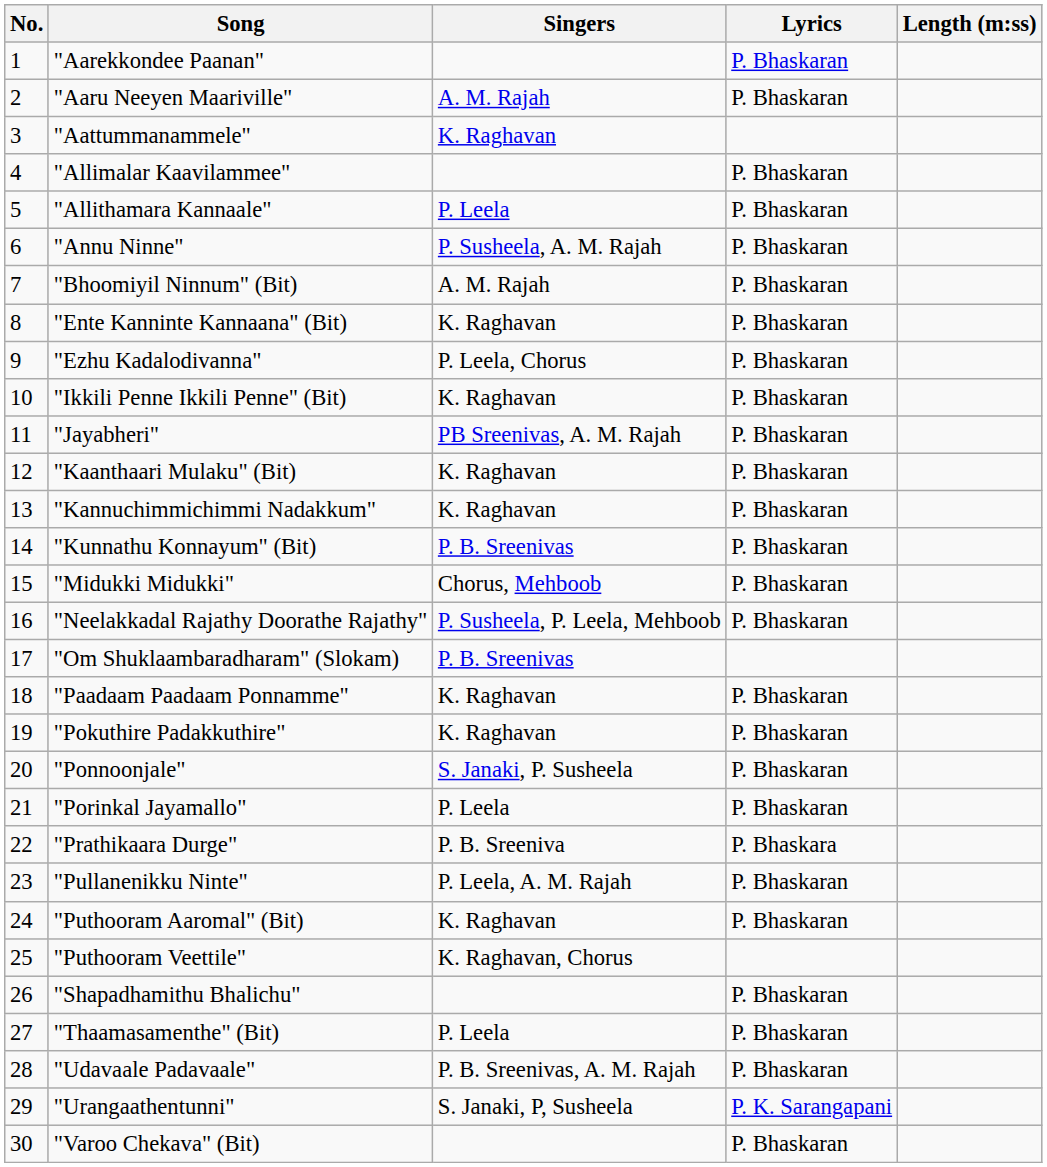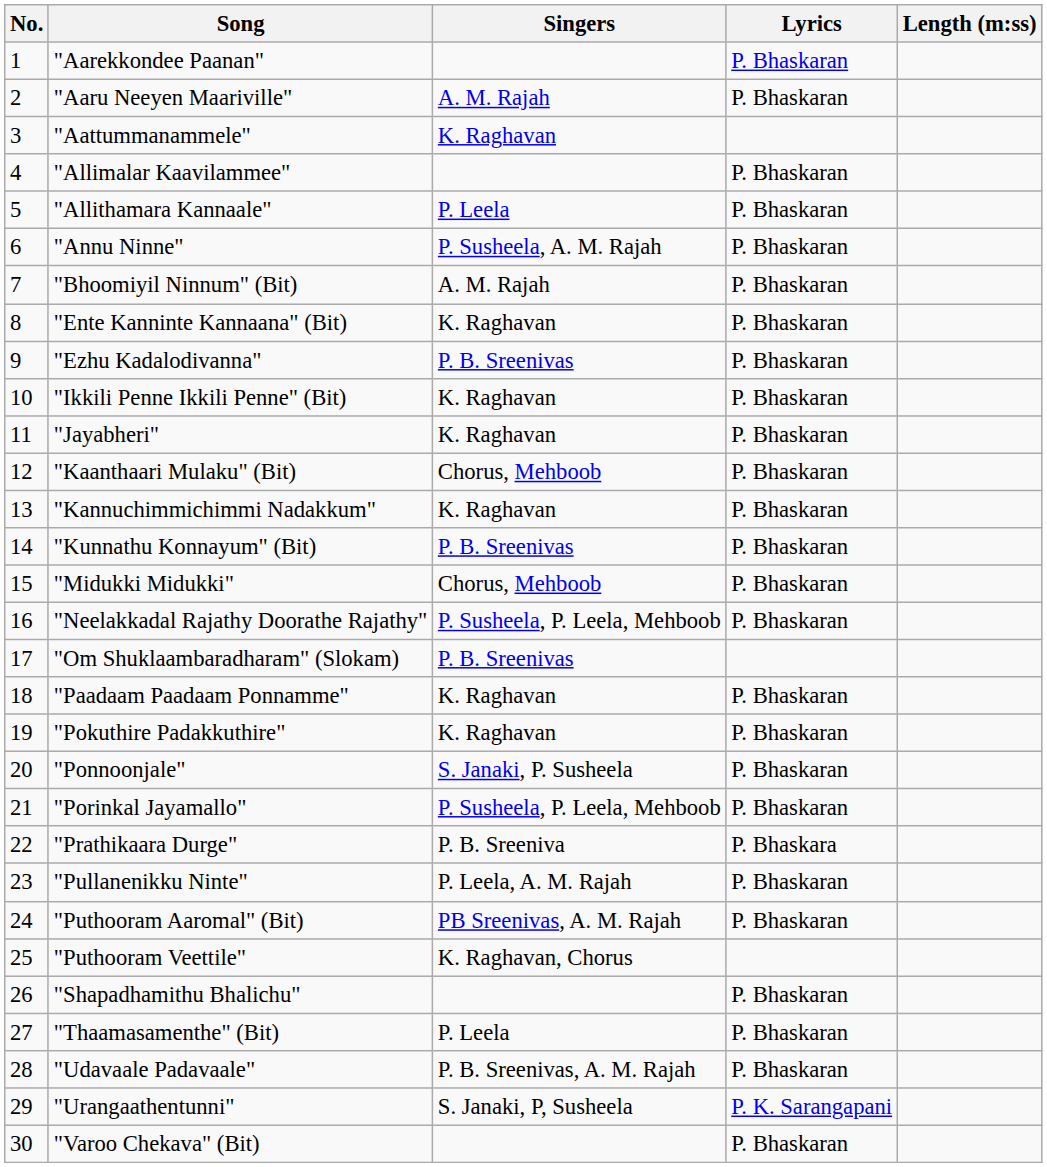(512, 359) P. Leela, Chorus -> (506, 359) P. B. Sreenivas
(560, 434) PB Sreenivas, A. M. Rajah -> (497, 434) K. Raghavan
(497, 471) K. Raghavan -> (520, 471) Chorus, Mehboob
(474, 807) P. Leela -> (579, 807) P. Susheela, P. Leela, Mehboob
(497, 919) K. Raghavan -> (560, 919) PB Sreenivas, A. M. Rajah
